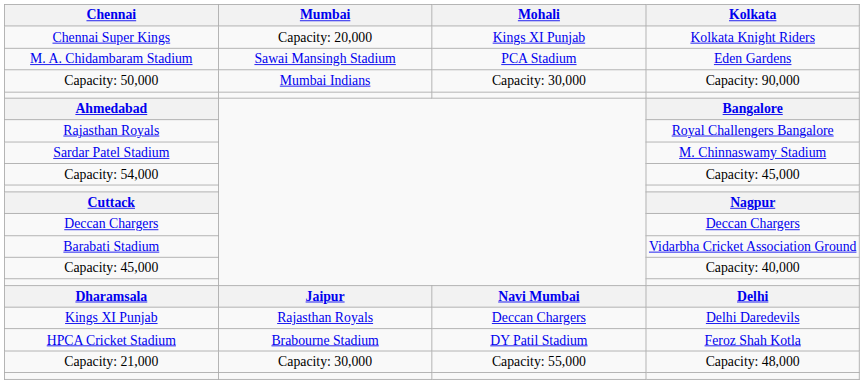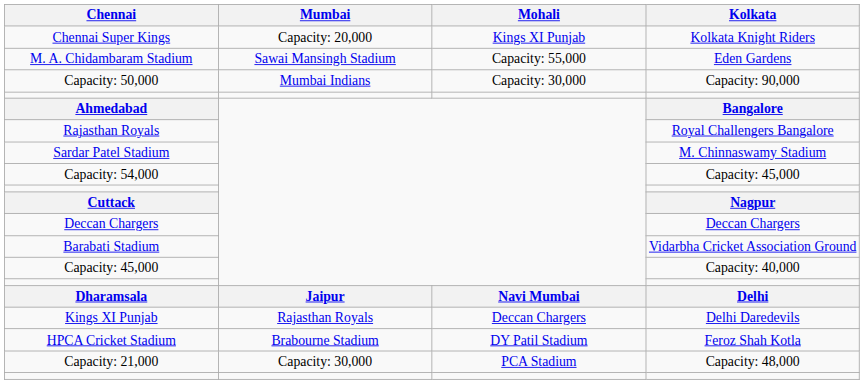(539, 59) PCA Stadium -> (539, 59) Capacity: 55,000
(539, 361) Capacity: 55,000 -> (539, 361) PCA Stadium
